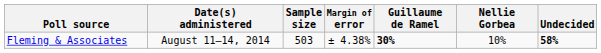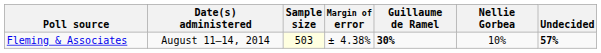(304, 40) no background -> (304, 40) lightyellow background
(549, 40) 58% -> (549, 40) 57%
